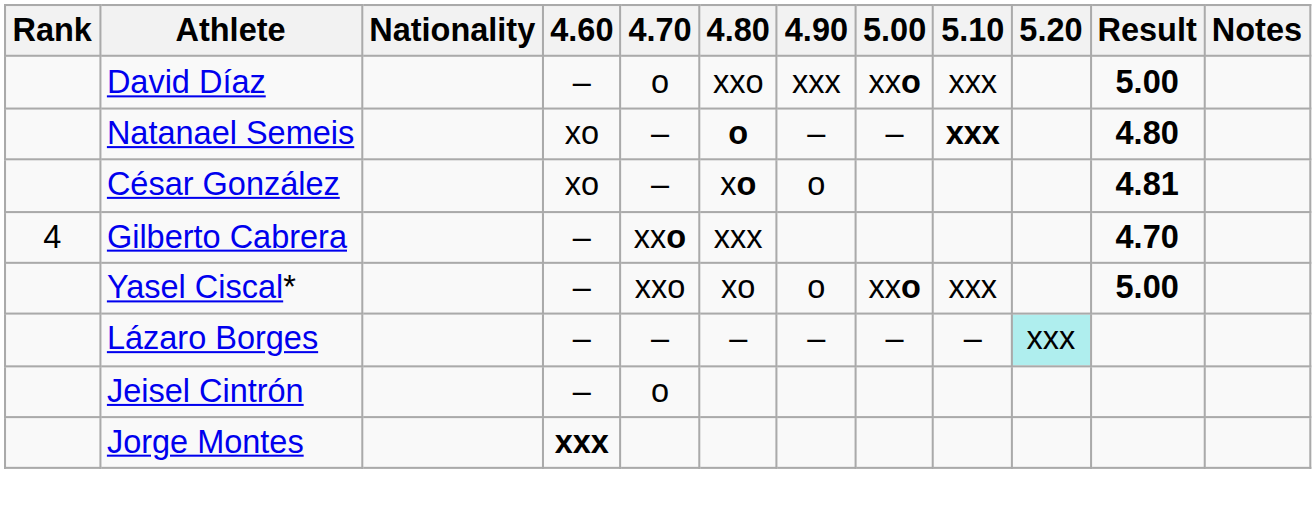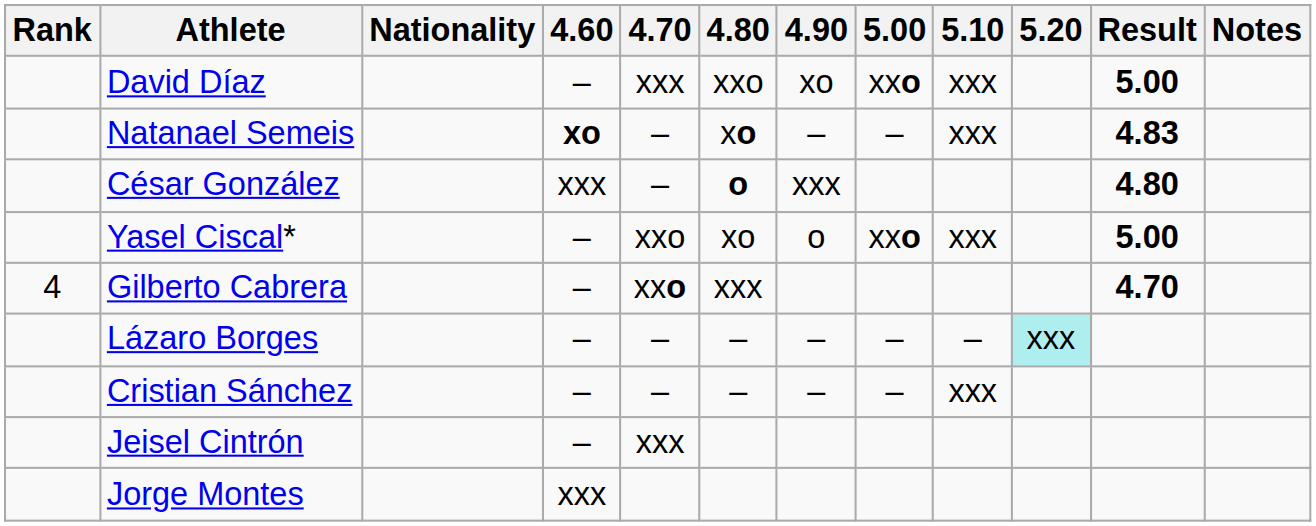(660, 81) o -> (660, 81) xxx
(816, 81) xxx -> (816, 81) xo
(582, 133) normal -> (582, 133) bold
(738, 133) o -> (738, 133) xo
(973, 133) bold -> (973, 133) normal
(1147, 133) 4.80 -> (1147, 133) 4.83
(582, 184) xo -> (582, 184) xxx
(738, 184) xo -> (738, 184) o
(816, 184) o -> (816, 184) xxx
(1147, 184) 4.81 -> (1147, 184) 4.80
rows swapped: (227, 236) <-> (201, 287)
+ row: (230, 390)
(660, 390) o -> (660, 442) xxx
(582, 442) bold -> (582, 493) normal
